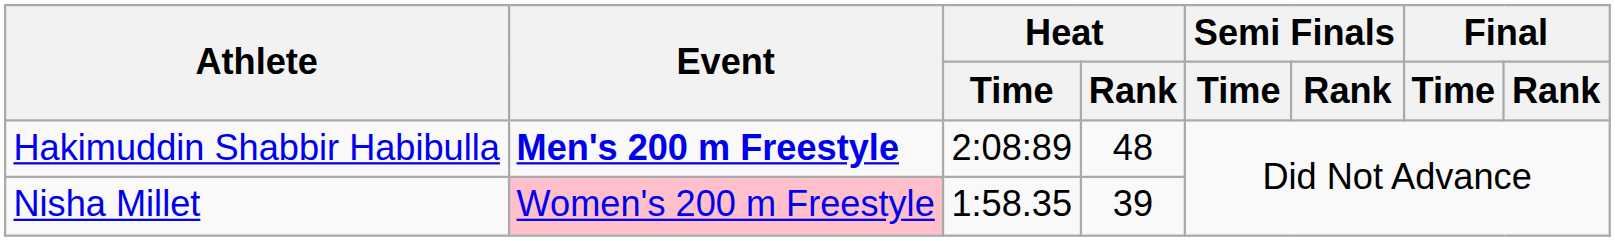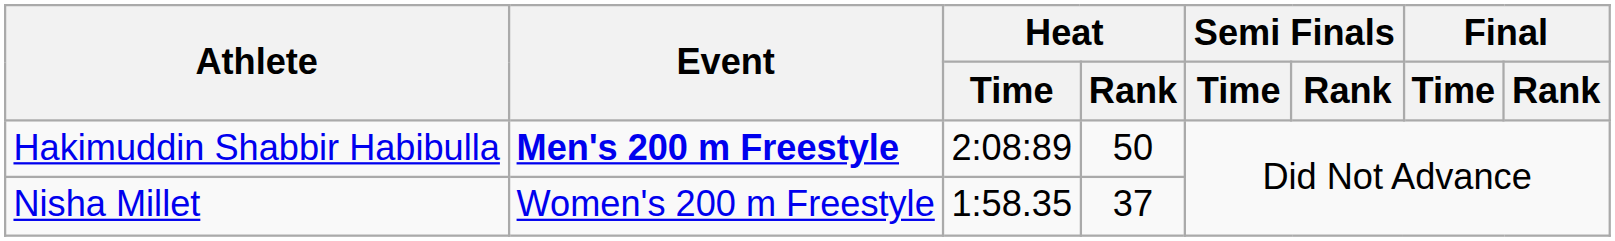(1133, 147) 48 -> (1133, 147) 50
(726, 205) pink background -> (726, 205) no background
(1133, 205) 39 -> (1133, 205) 37
